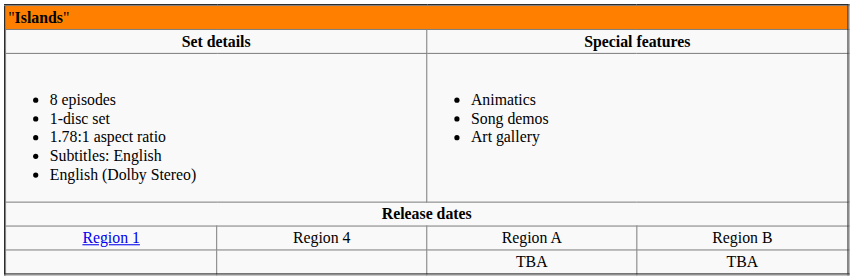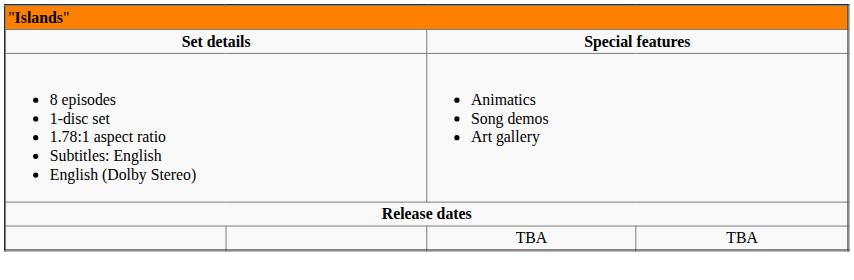- row: (111, 238)
